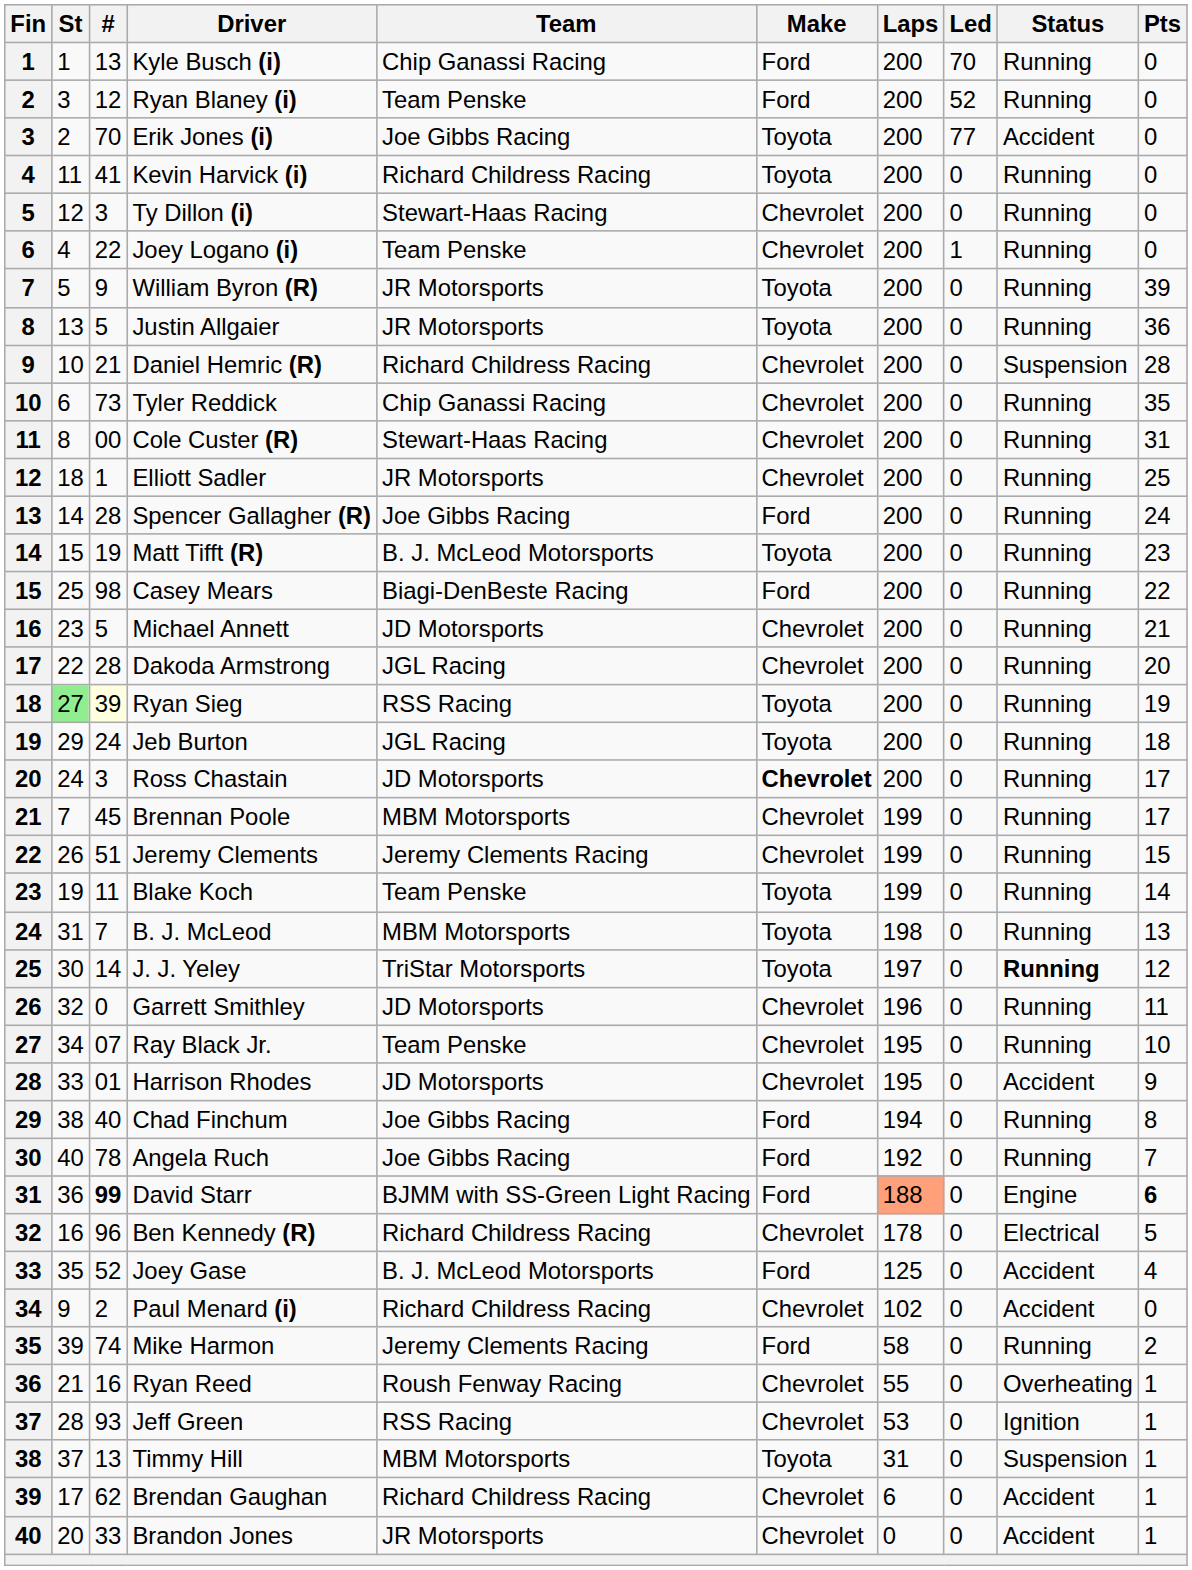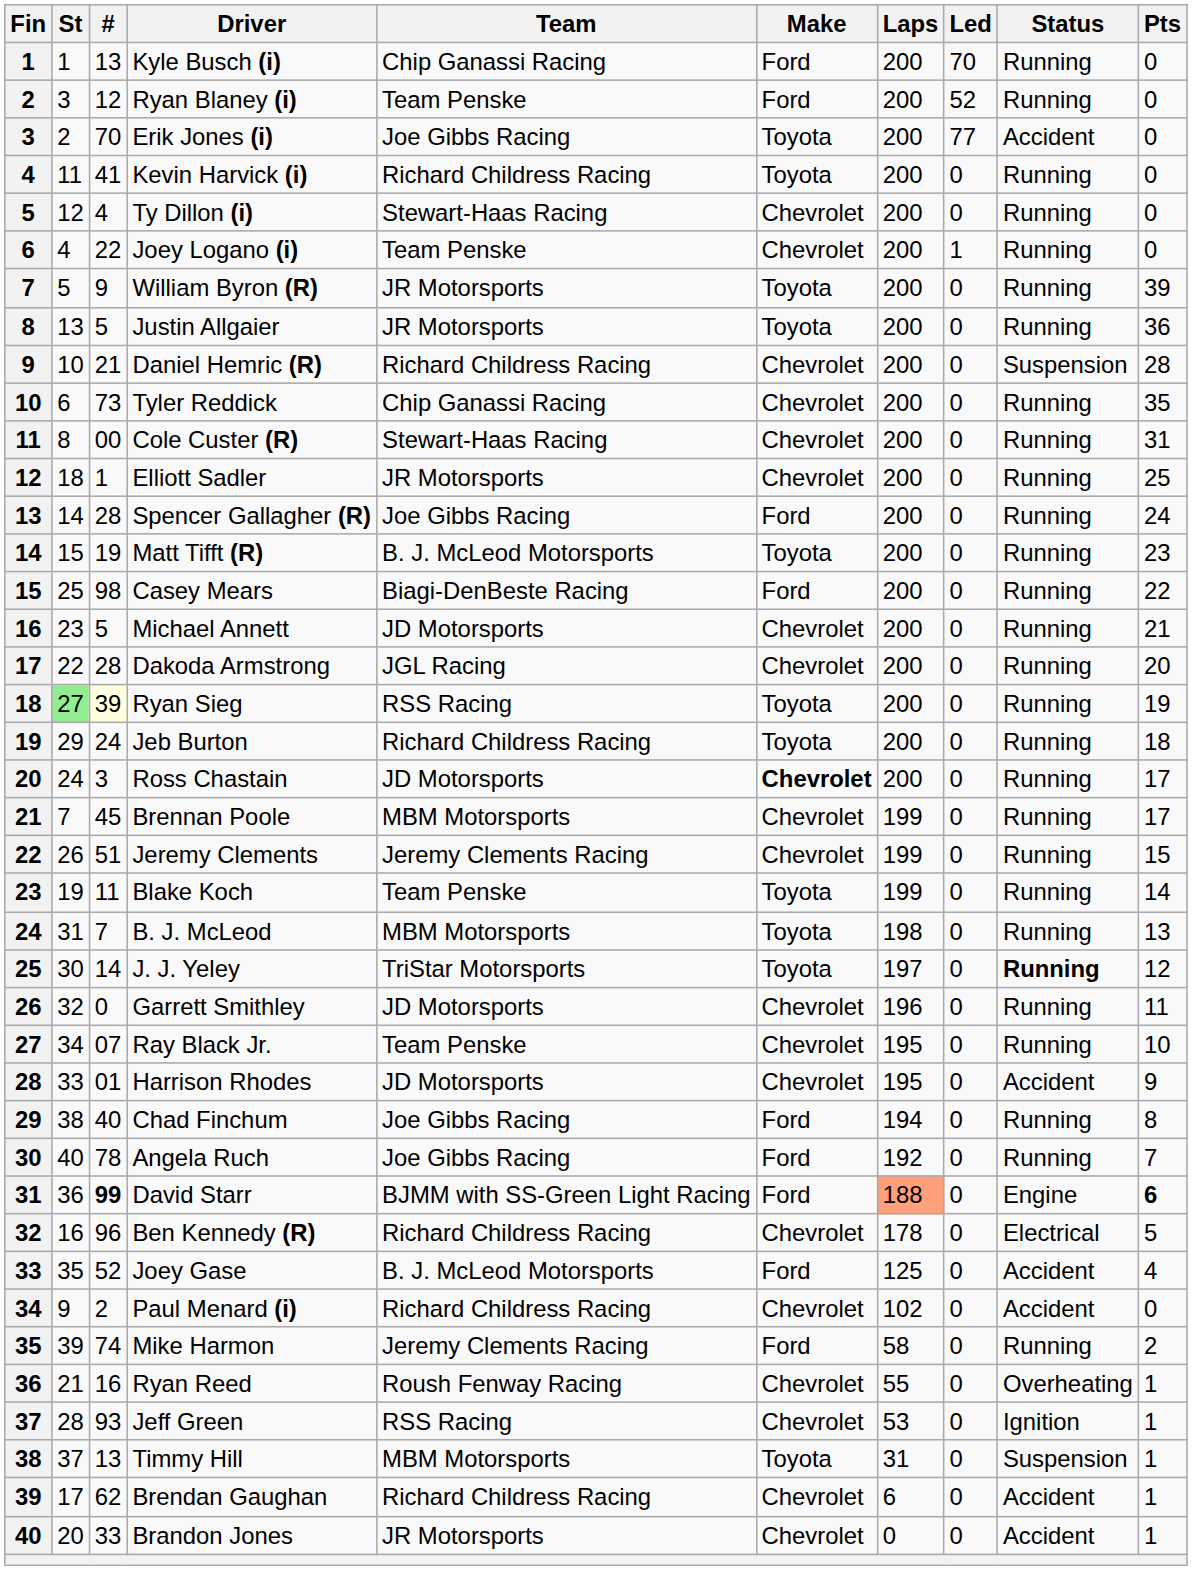(101, 213) 3 -> (101, 213) 4
(444, 742) JGL Racing -> (517, 742) Richard Childress Racing
